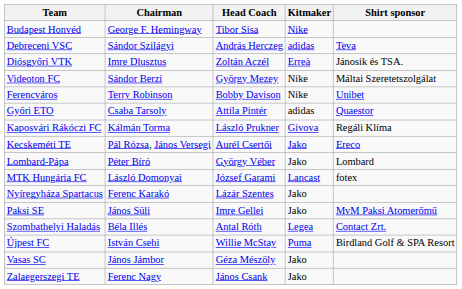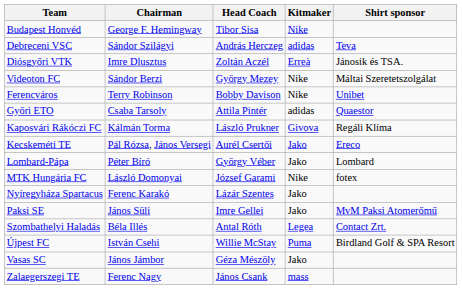(304, 177) Lancast -> (298, 177) Nike
(297, 276) Jako -> (298, 276) mass
